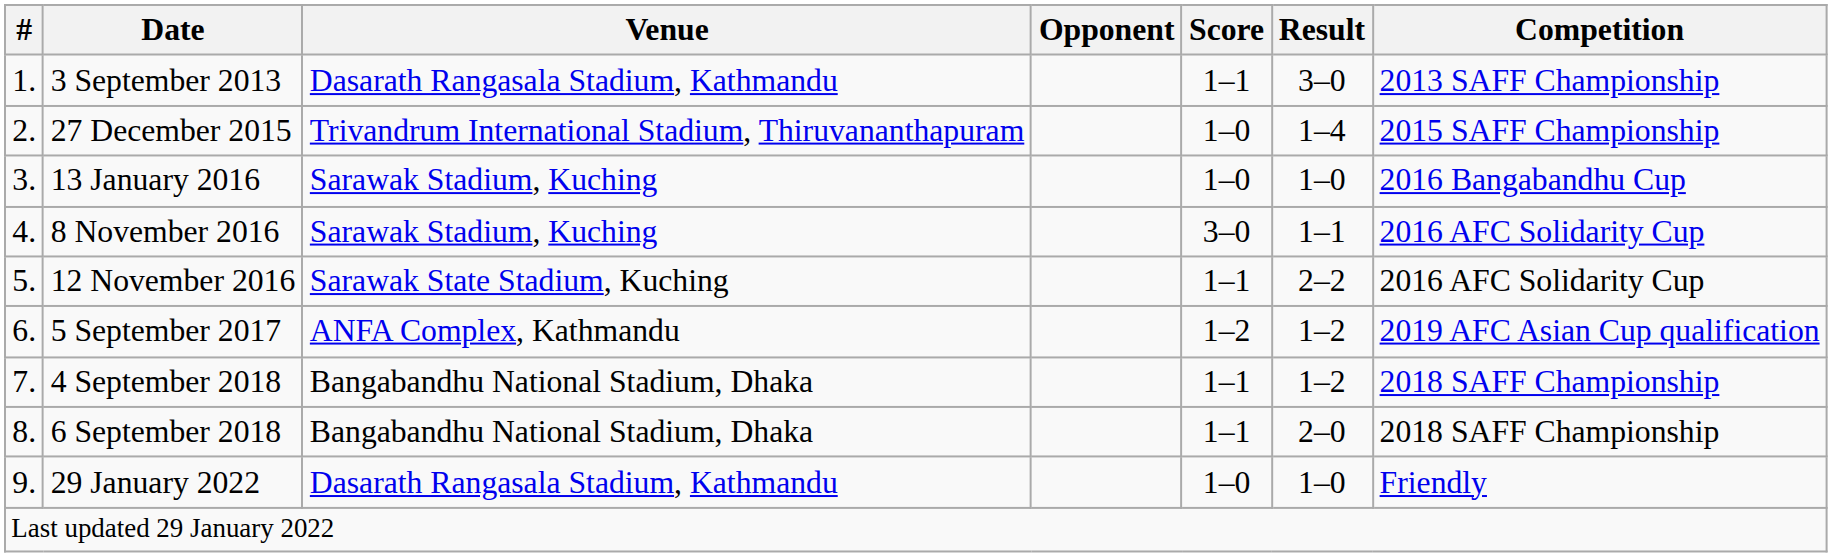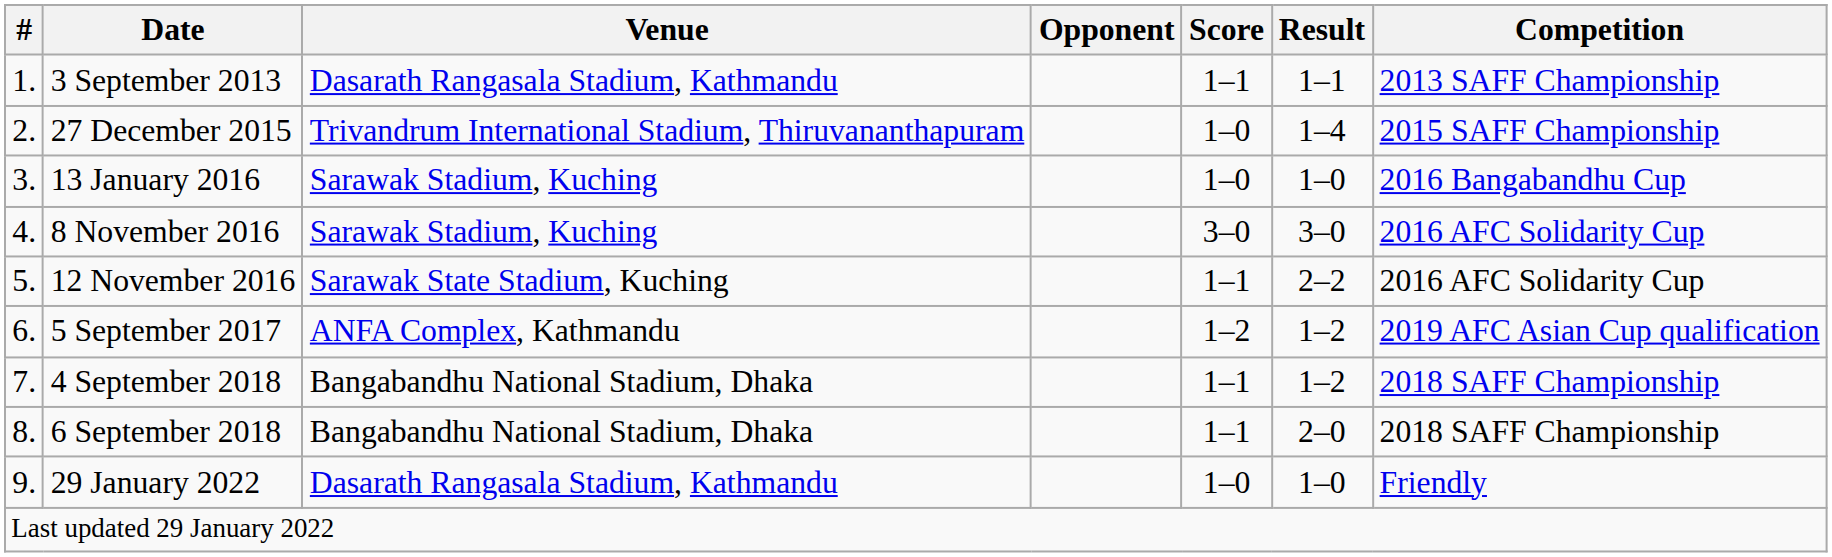(1322, 79) 3–0 -> (1322, 79) 1–1
(1322, 230) 1–1 -> (1322, 230) 3–0
